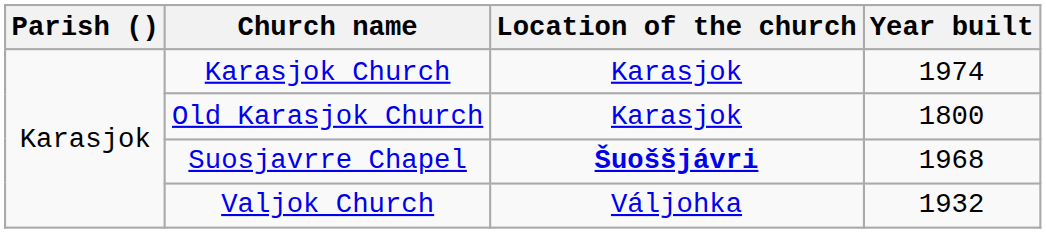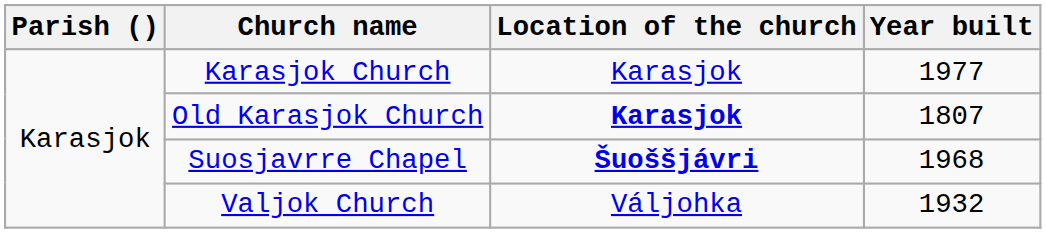(952, 72) 1974 -> (952, 72) 1977
(677, 116) normal -> (677, 116) bold
(952, 116) 1800 -> (952, 116) 1807
